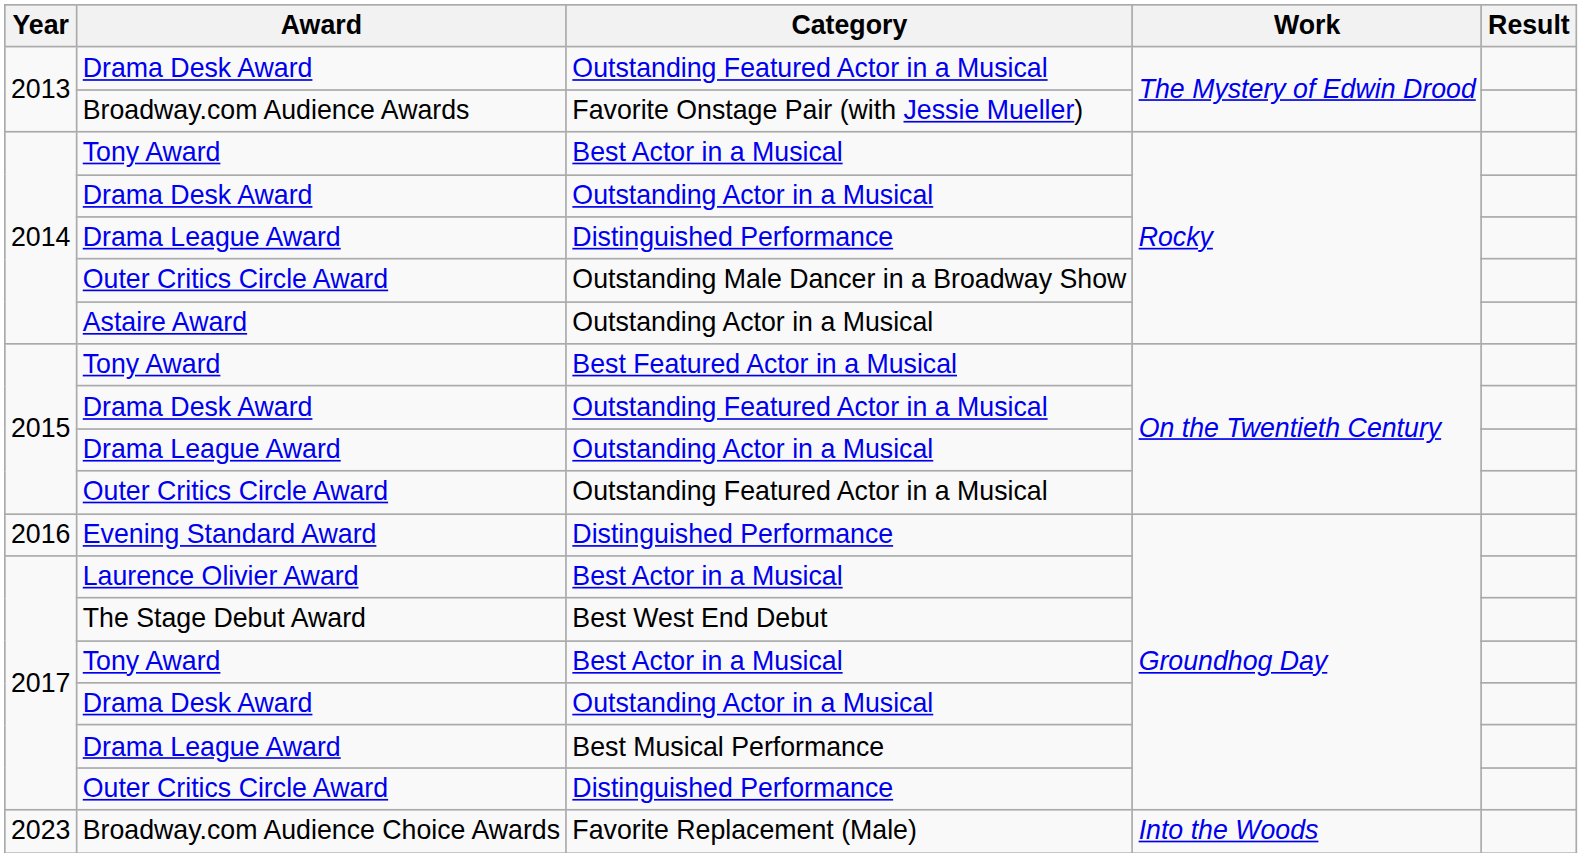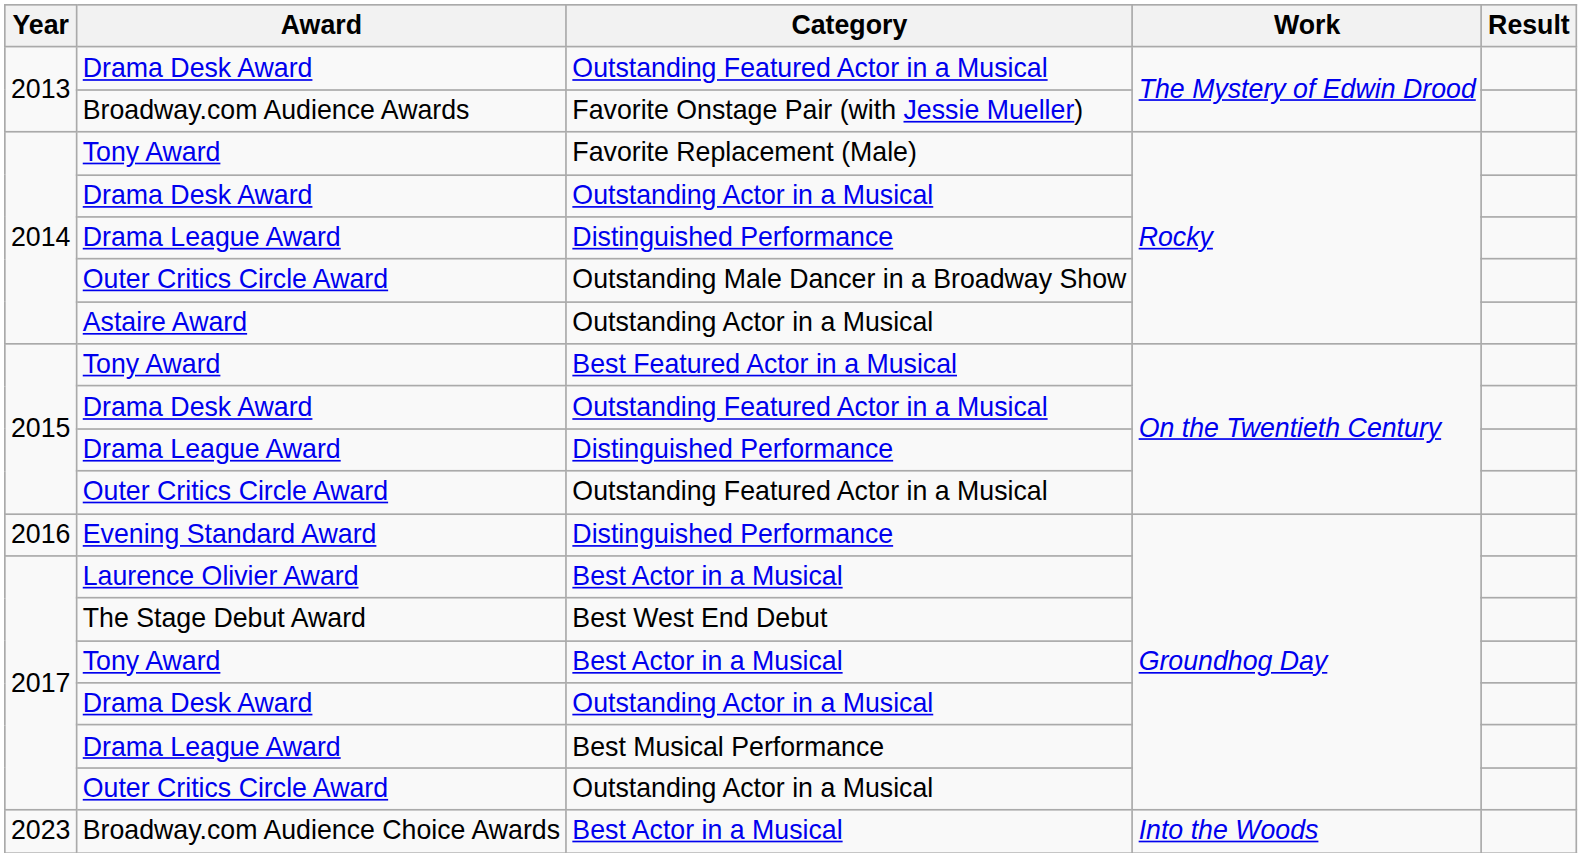(707, 152) Best Actor in a Musical -> (745, 152) Favorite Replacement (Male)
(753, 449) Outstanding Actor in a Musical -> (733, 449) Distinguished Performance
(733, 788) Distinguished Performance -> (753, 788) Outstanding Actor in a Musical
(745, 830) Favorite Replacement (Male) -> (707, 830) Best Actor in a Musical
